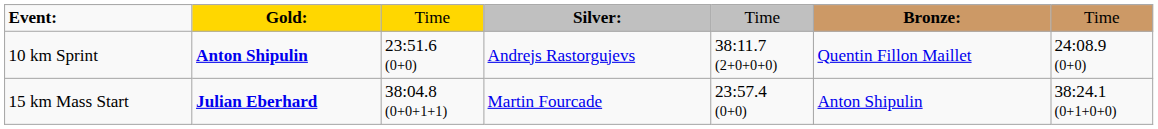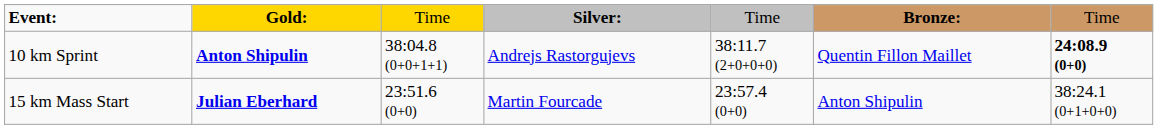(411, 54) 23:51.6 (0+0) -> (416, 54) 38:04.8 (0+0+1+1)
(1080, 54) normal -> (1081, 54) bold
(416, 101) 38:04.8 (0+0+1+1) -> (411, 101) 23:51.6 (0+0)
